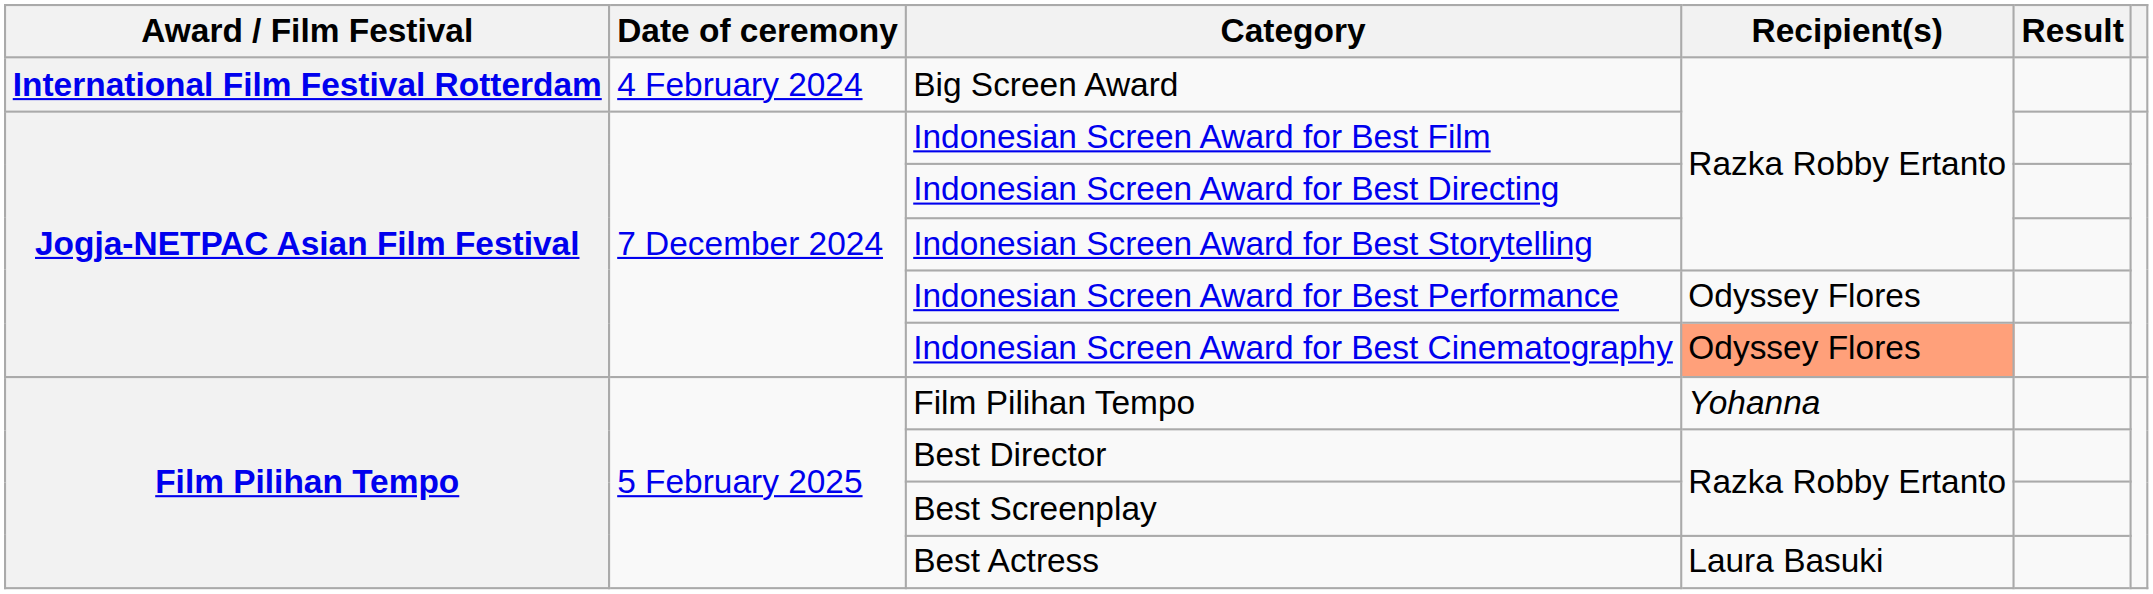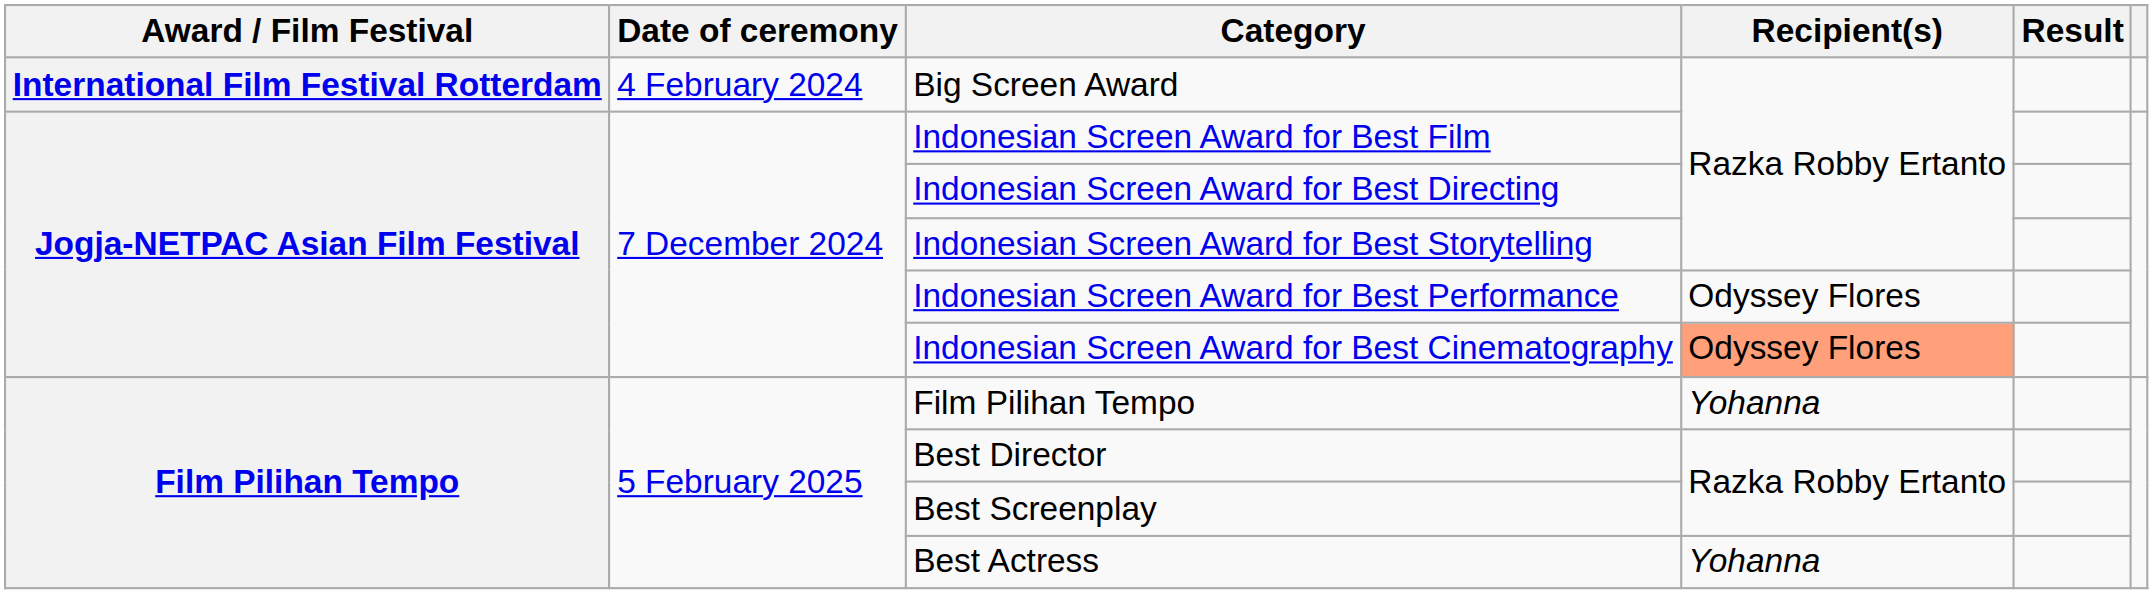(1786, 561) Laura Basuki -> (1754, 561) Yohanna
